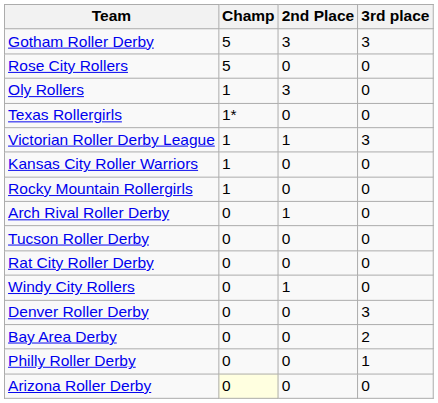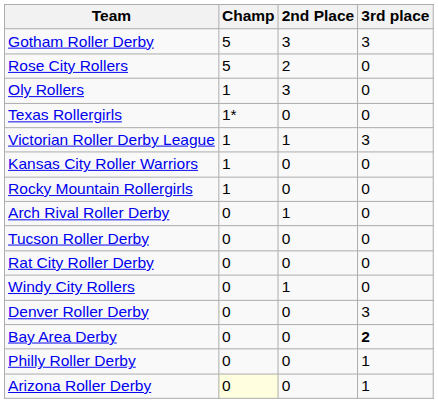(286, 66) 0 -> (286, 66) 2
(366, 336) normal -> (366, 336) bold
(366, 386) 0 -> (366, 386) 1
